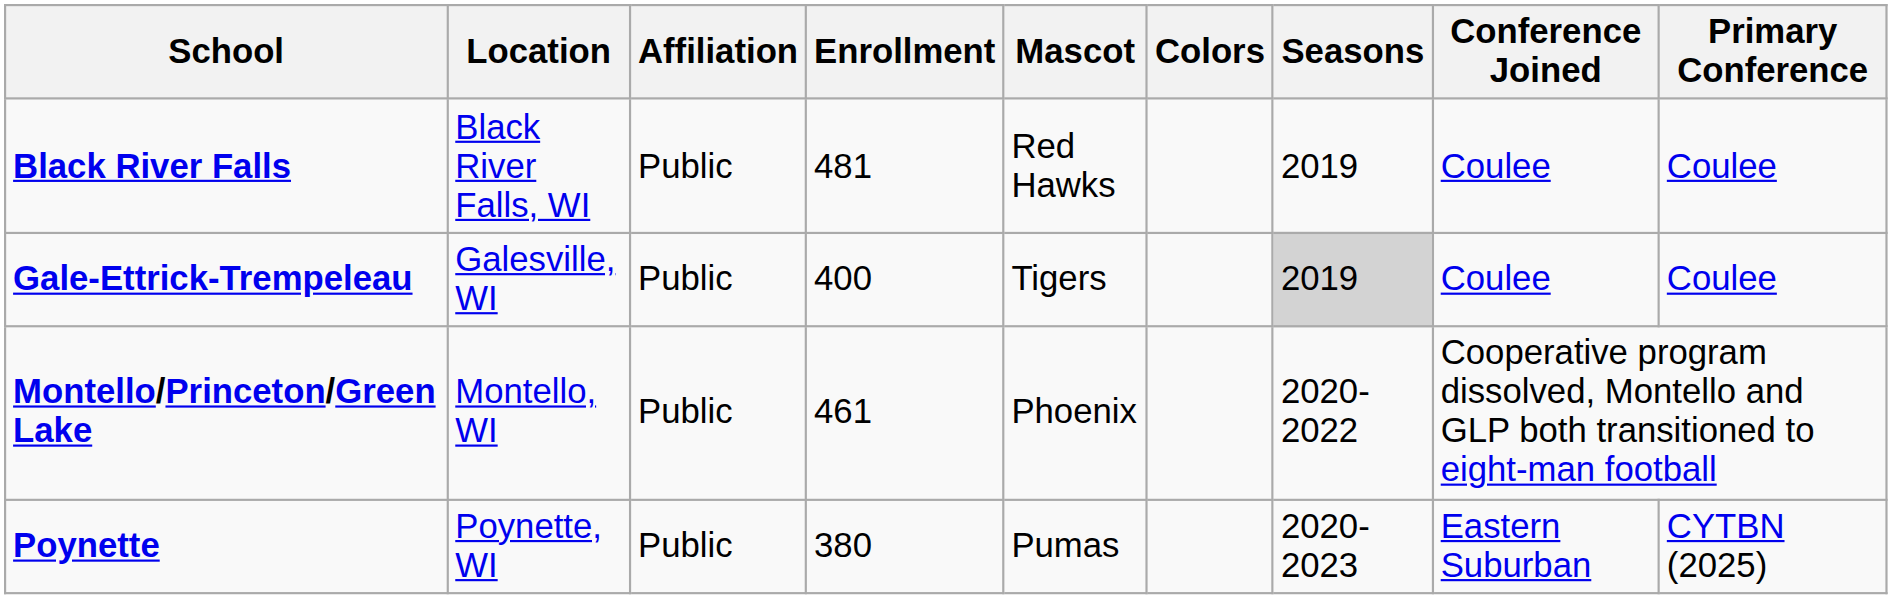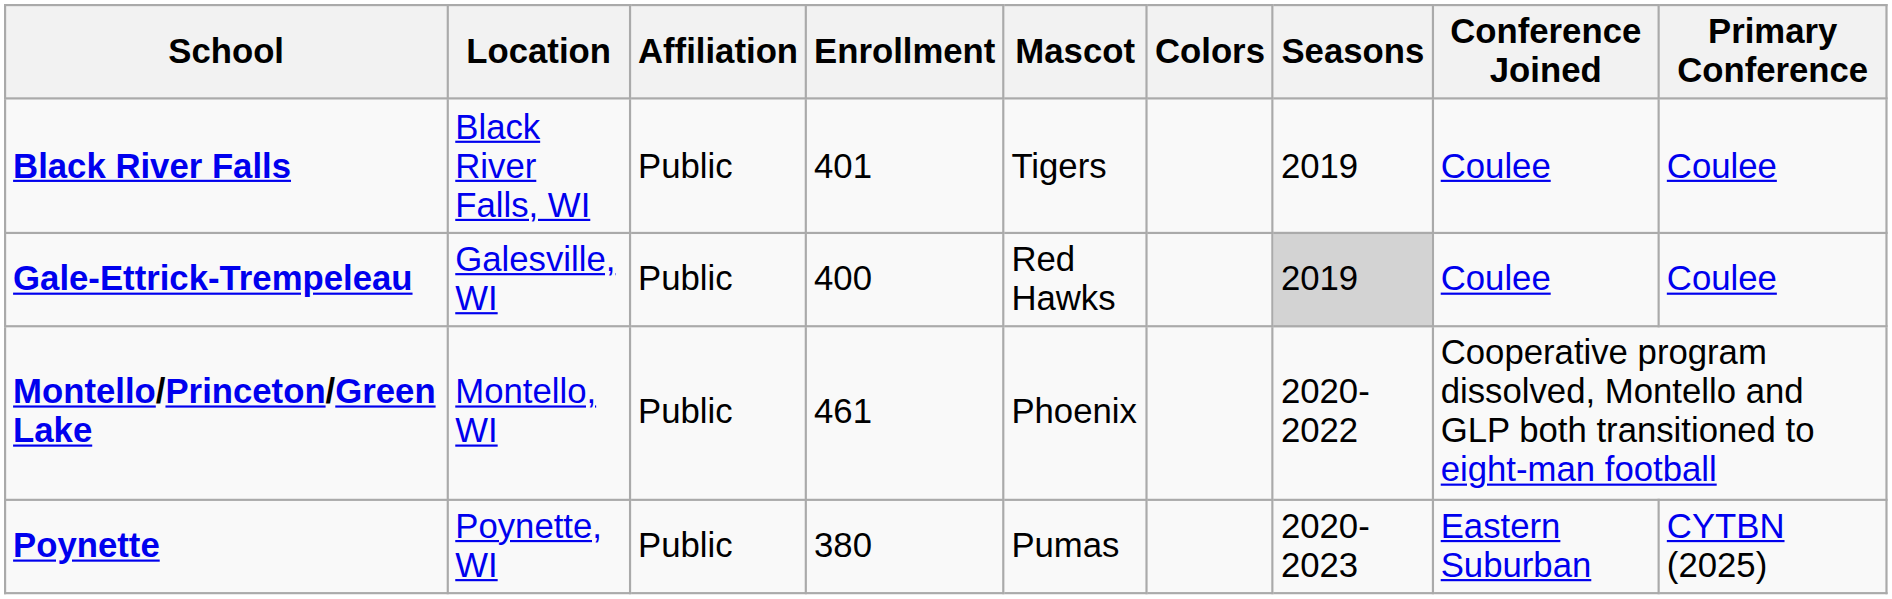(843, 165) 481 -> (843, 165) 401
(1063, 165) Red Hawks -> (1059, 165) Tigers
(1059, 278) Tigers -> (1063, 278) Red Hawks
